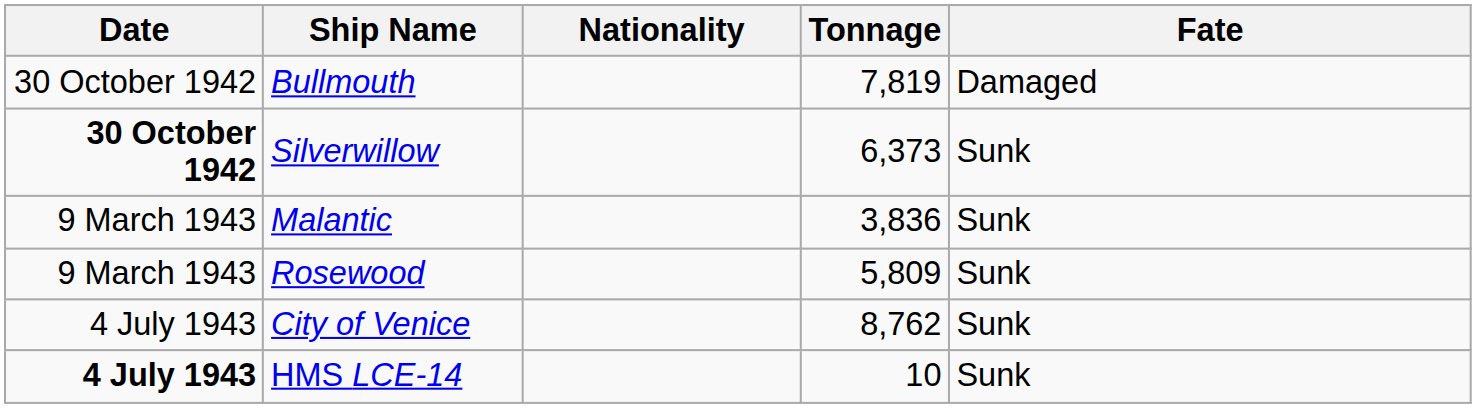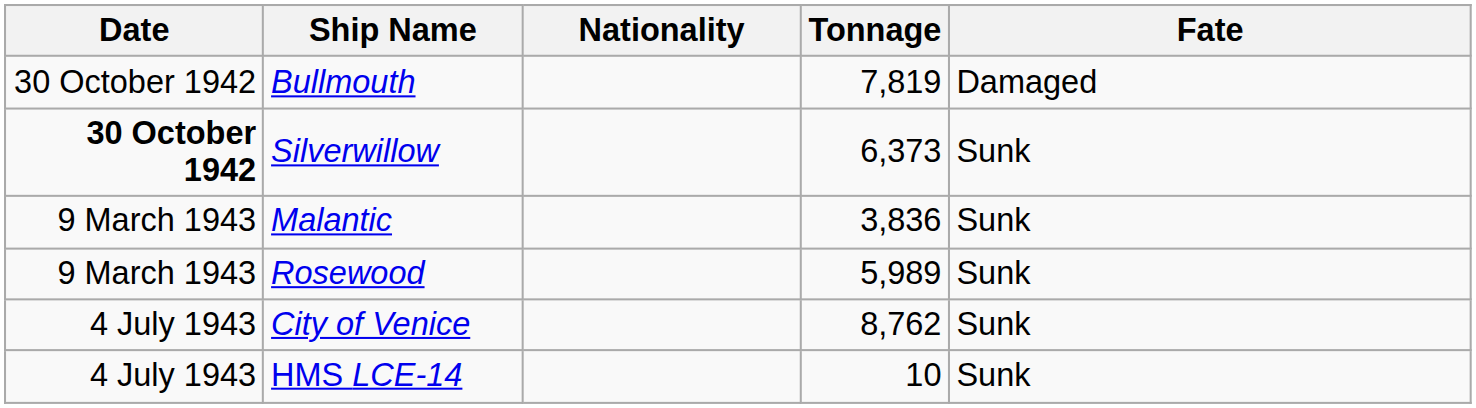(901, 272) 5,809 -> (901, 272) 5,989
(169, 375) bold -> (173, 375) normal
